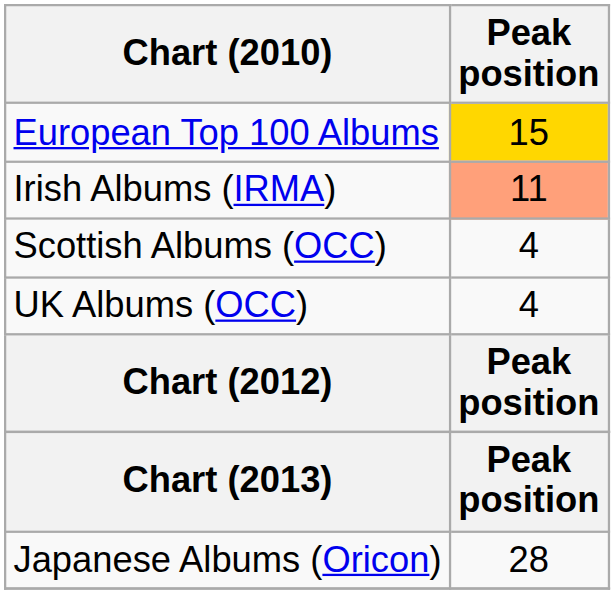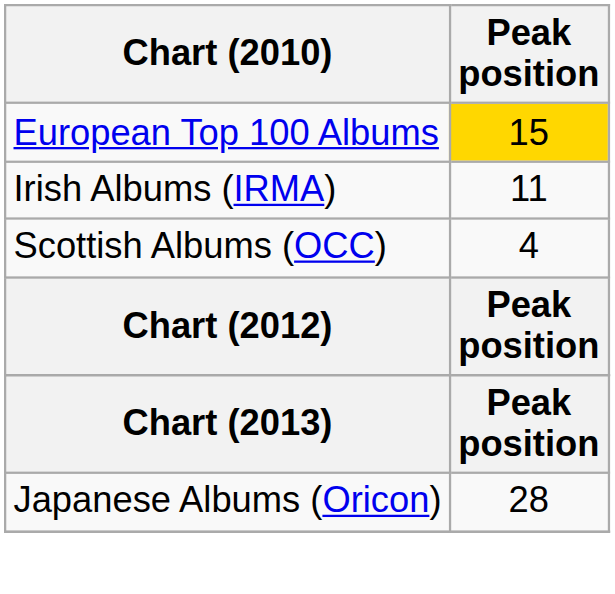(529, 189) lightsalmon background -> (529, 189) no background
- row: (161, 304)
